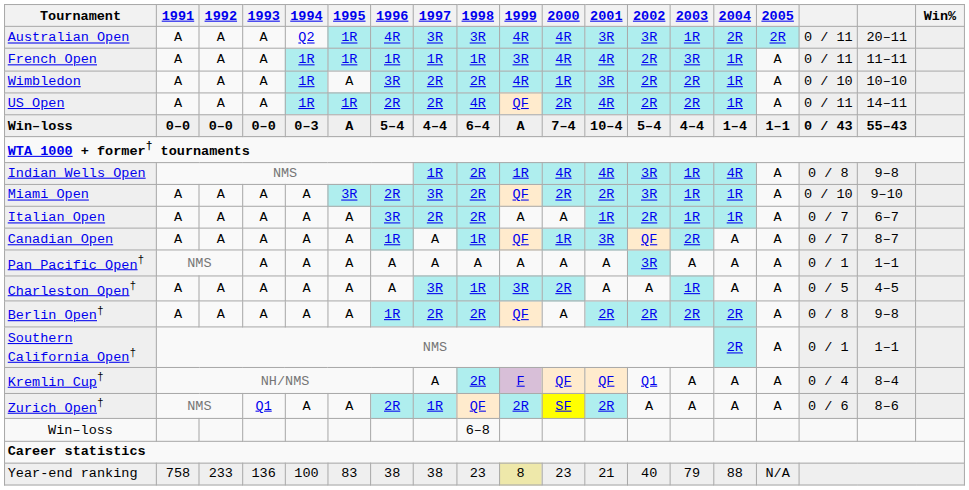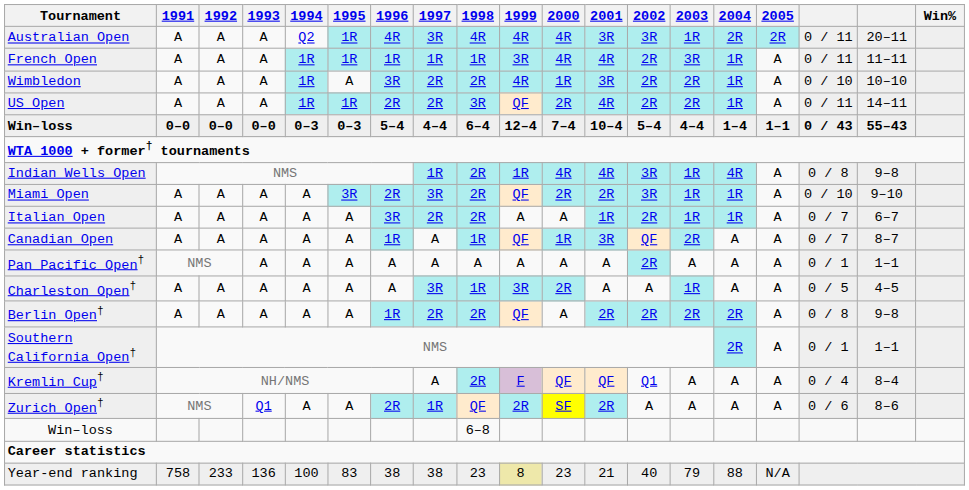(478, 38) 3R -> (478, 38) 4R
(478, 104) 4R -> (478, 104) 3R
(349, 126) A -> (349, 126) 0–3
(521, 126) A -> (521, 126) 12–4
(649, 263) 3R -> (649, 263) 2R
